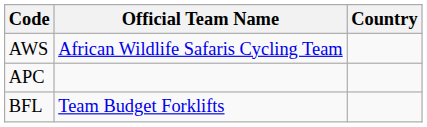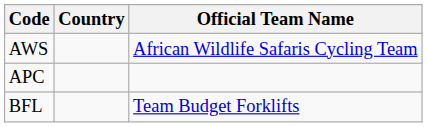columns swapped: (200, 19) <-> (384, 19)
